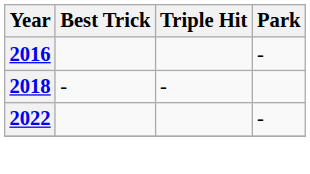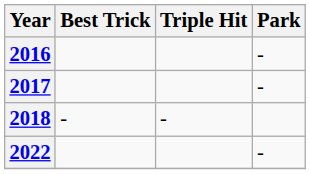+ row: (30, 86)
